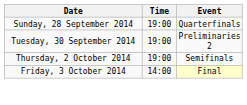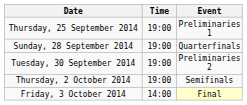+ row: (73, 28)
